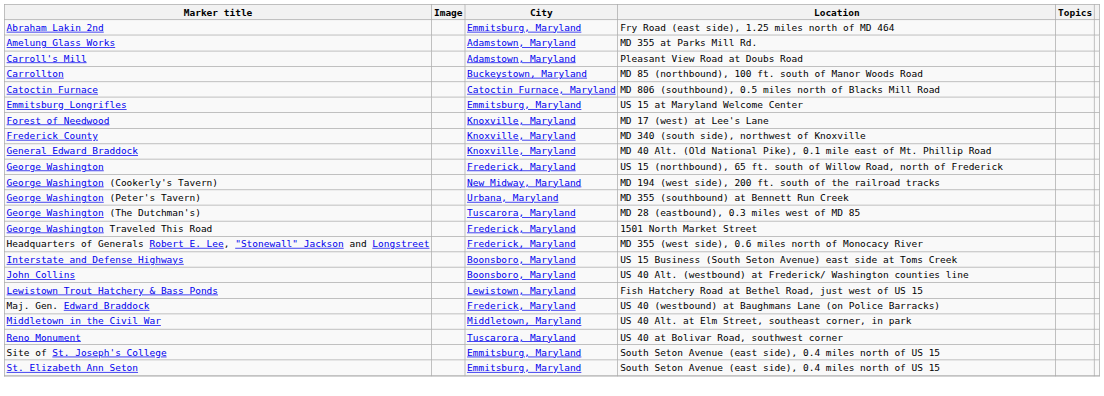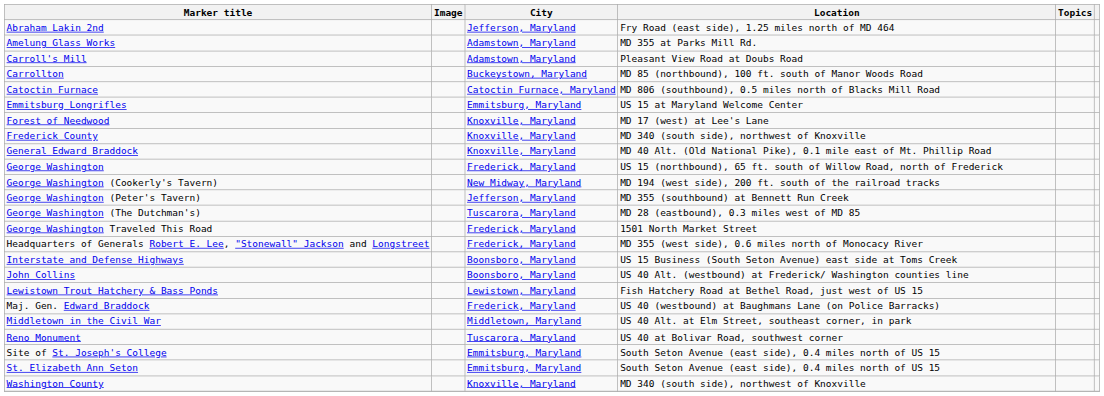(524, 28) Emmitsburg, Maryland -> (521, 28) Jefferson, Maryland
(513, 198) Urbana, Maryland -> (521, 198) Jefferson, Maryland
+ row: (55, 383)
